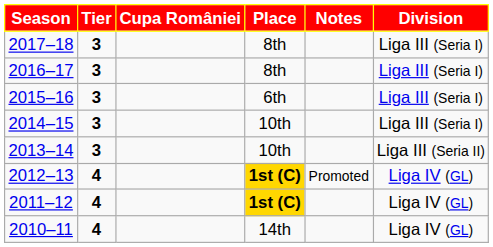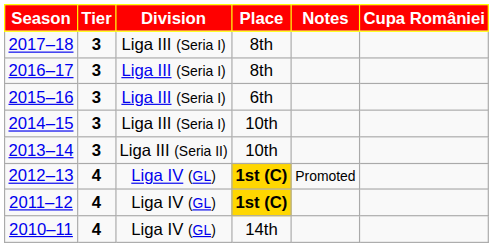columns swapped: (431, 18) <-> (180, 18)
